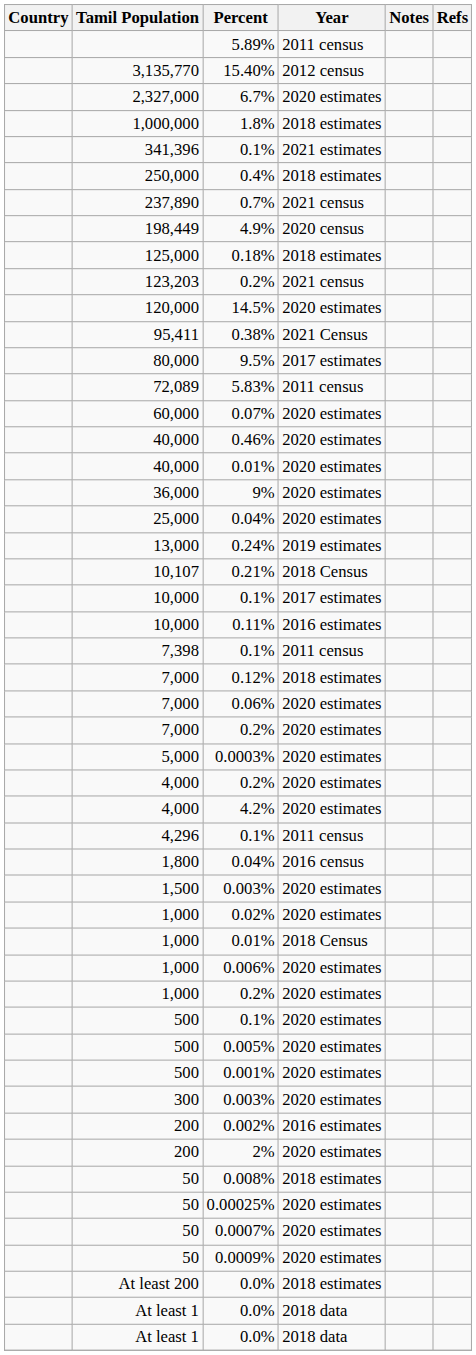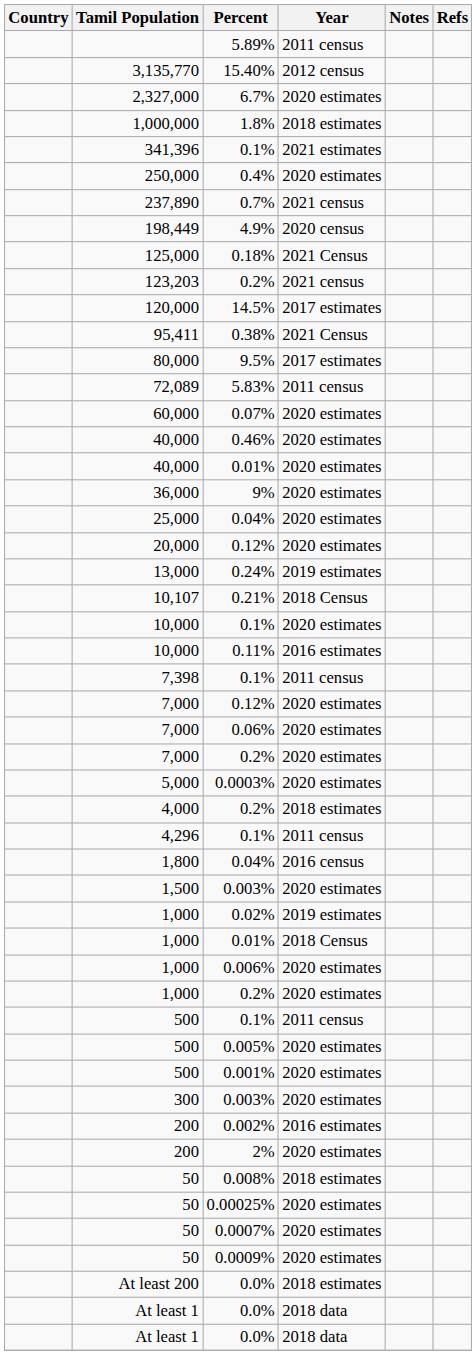(332, 176) 2018 estimates -> (332, 176) 2020 estimates
(332, 255) 2018 estimates -> (325, 255) 2021 Census
(332, 307) 2020 estimates -> (332, 307) 2017 estimates
+ row: (176, 545)
(332, 598) 2017 estimates -> (332, 624) 2020 estimates
(332, 677) 2018 estimates -> (332, 703) 2020 estimates
(332, 783) 2020 estimates -> (332, 809) 2018 estimates
- row: (180, 809)
(332, 914) 2020 estimates -> (332, 914) 2019 estimates
(332, 1020) 2020 estimates -> (323, 1020) 2011 census
